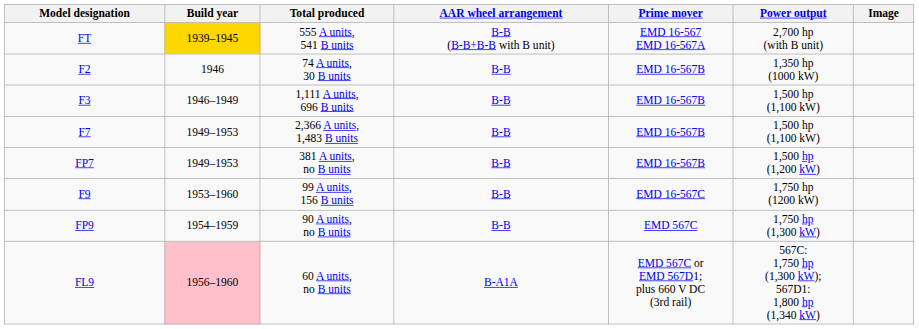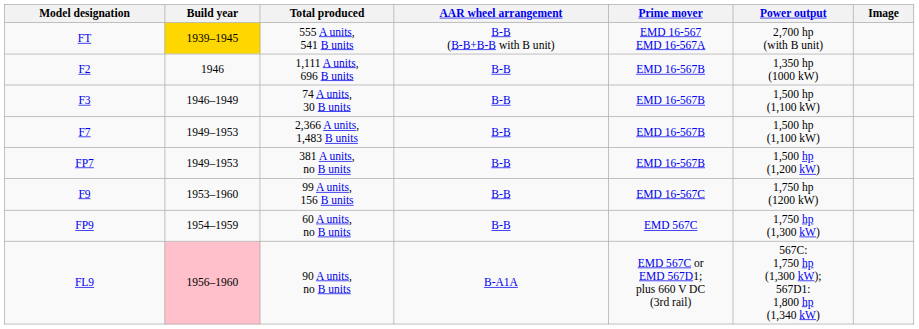(327, 69) 74 A units, 30 B units -> (327, 69) 1,111 A units, 696 B units
(327, 100) 1,111 A units, 696 B units -> (327, 100) 74 A units, 30 B units
(327, 225) 90 A units, no B units -> (327, 225) 60 A units, no B units
(327, 282) 60 A units, no B units -> (327, 282) 90 A units, no B units
